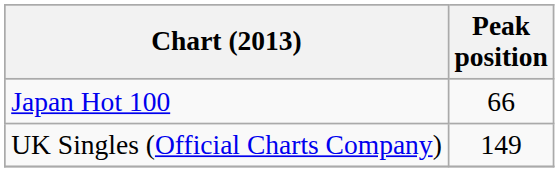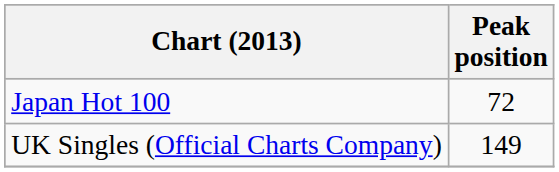(501, 100) 66 -> (501, 100) 72
